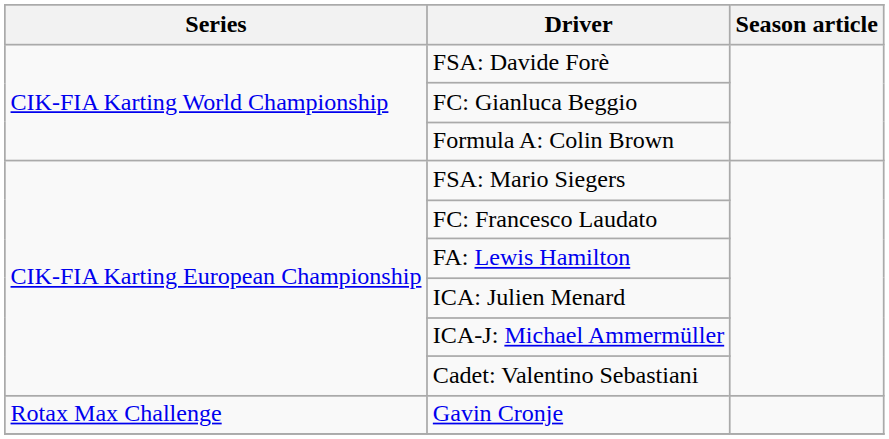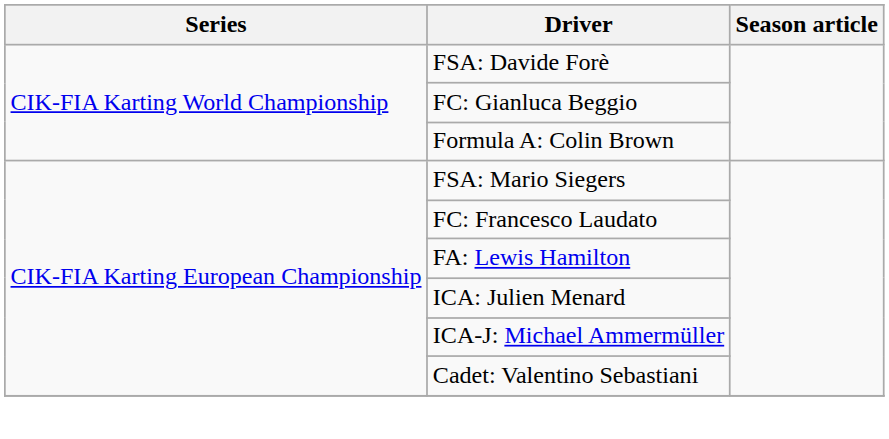- row: (498, 414)
